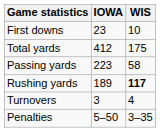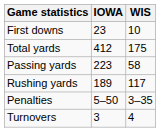(137, 83) bold -> (137, 83) normal
rows swapped: (30, 118) <-> (32, 100)
